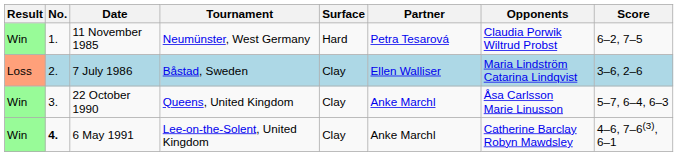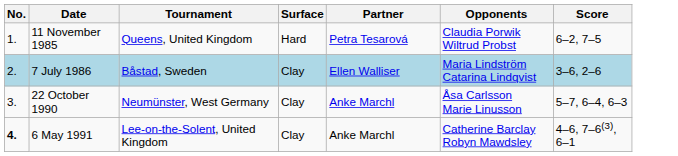- column: (25, 14)
(236, 39) Neumünster, West Germany -> (187, 39) Queens, United Kingdom
(228, 102) Queens, United Kingdom -> (195, 102) Neumünster, West Germany
